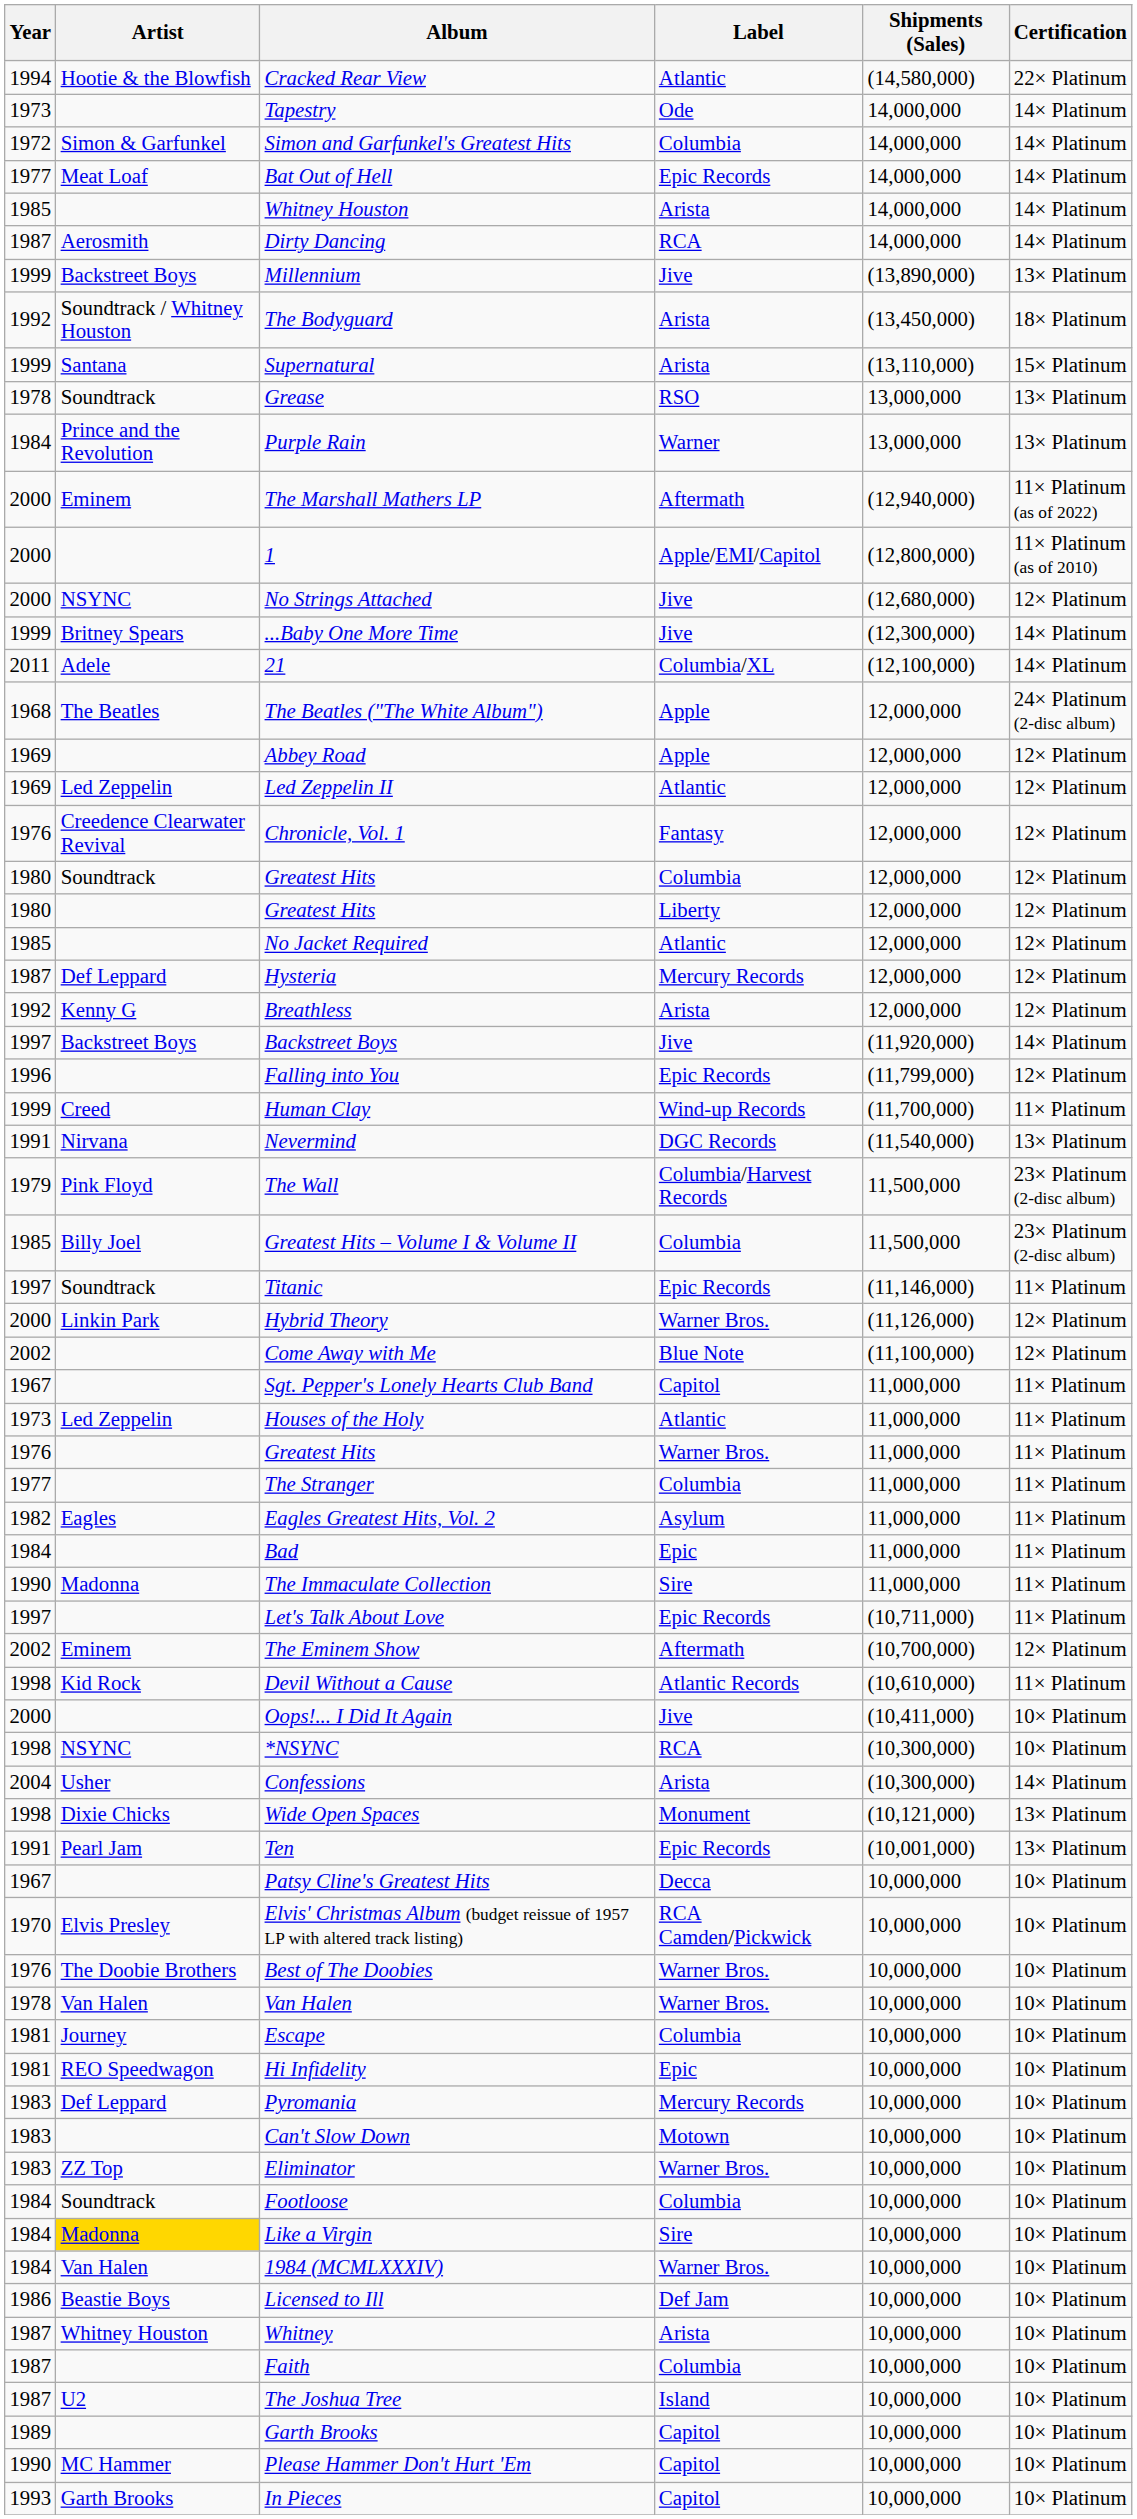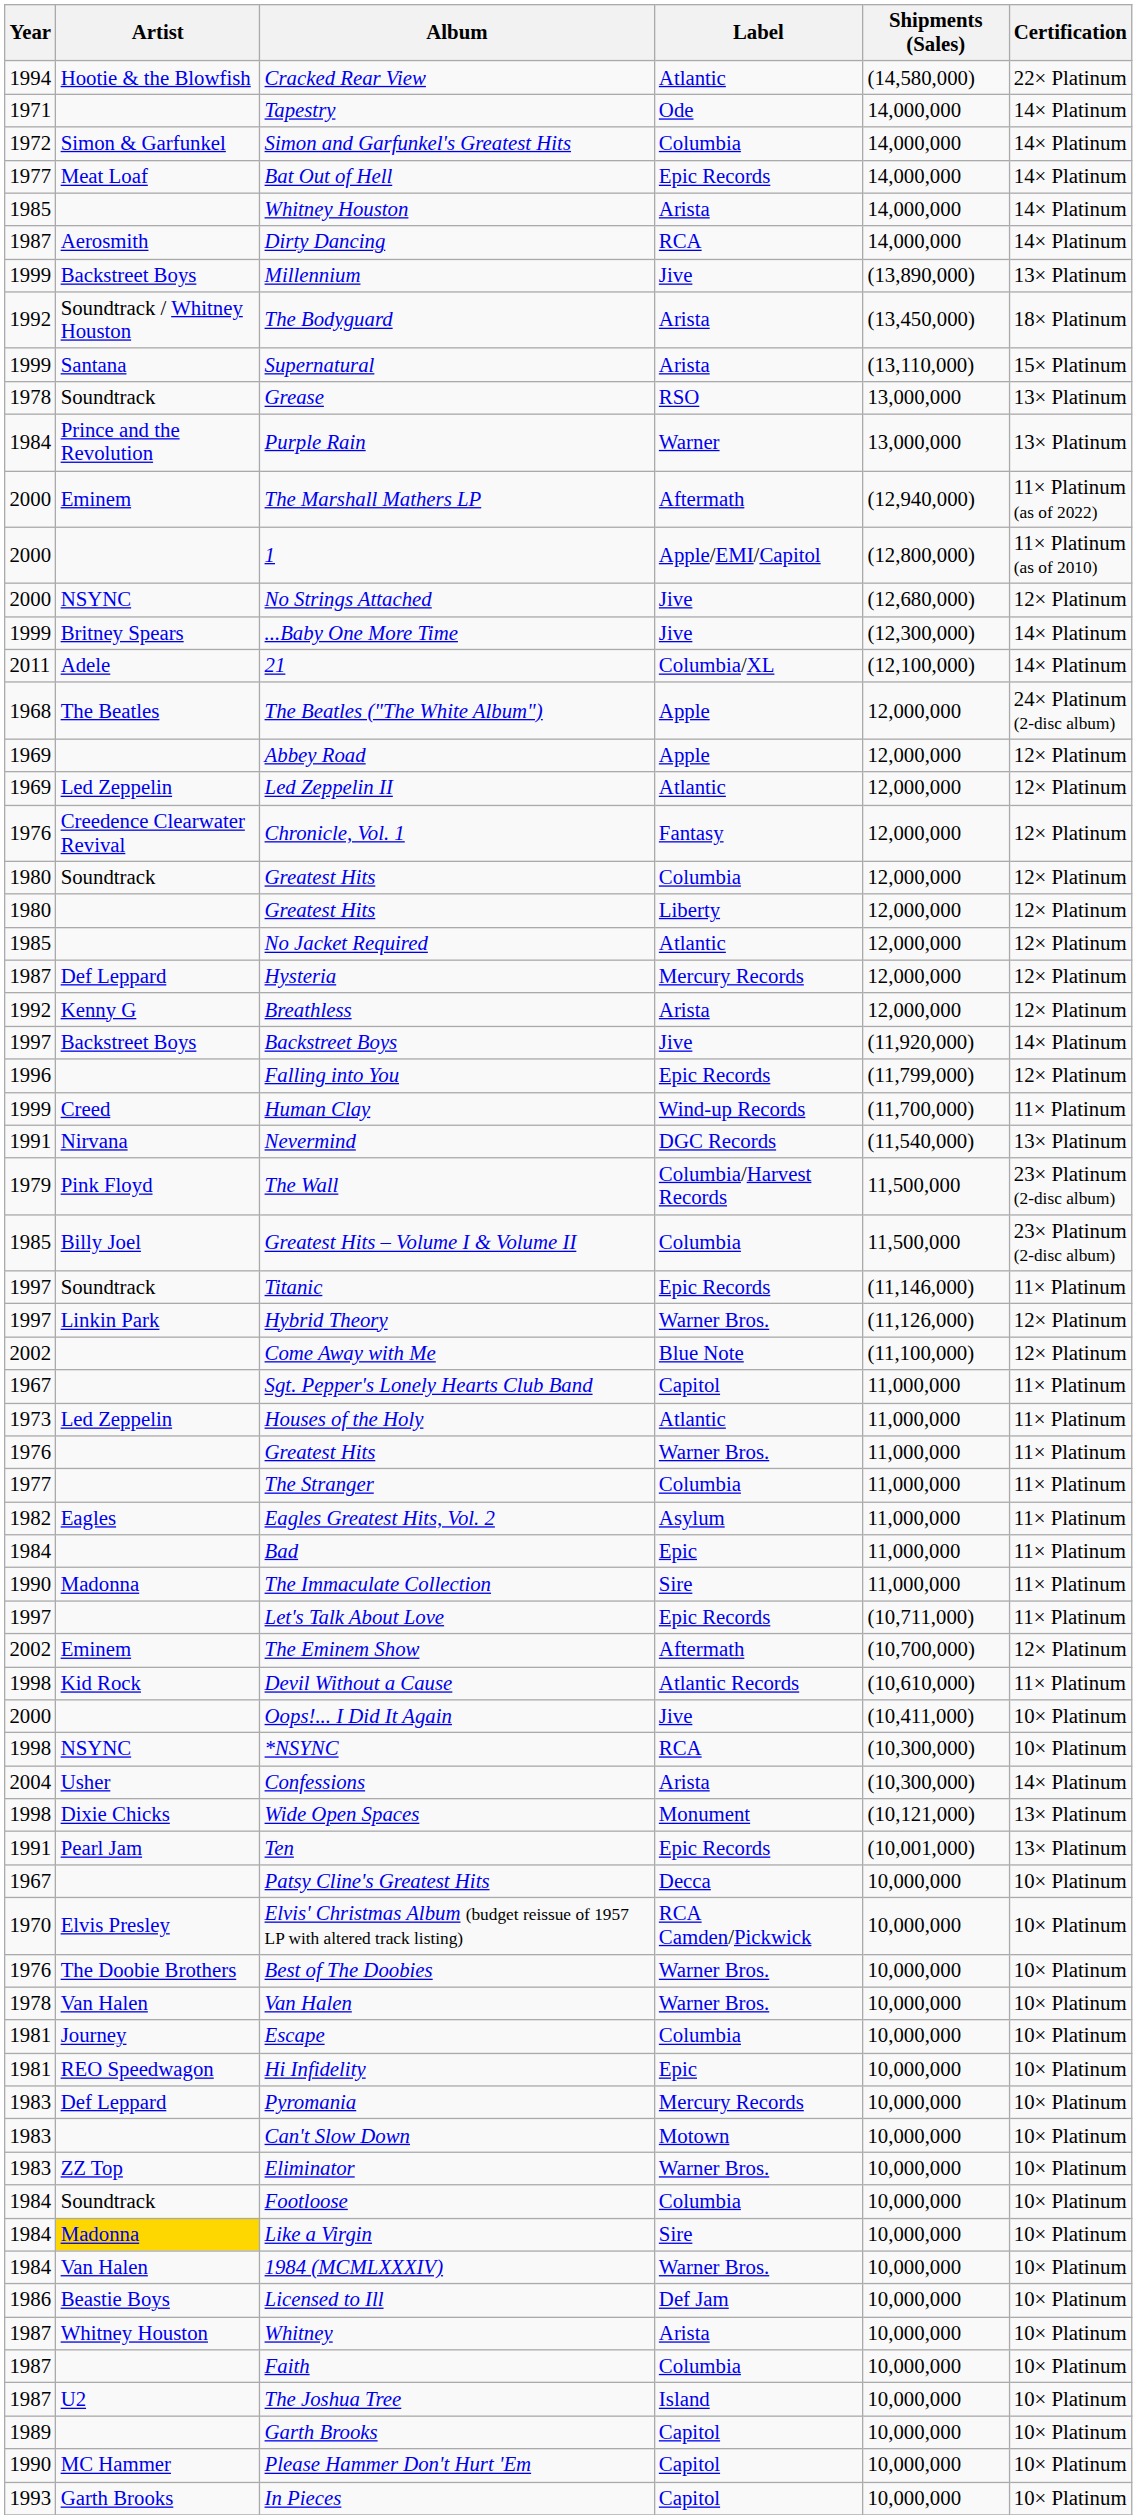(30, 110) 1973 -> (30, 110) 1971
(30, 1320) 2000 -> (30, 1320) 1997
